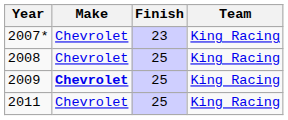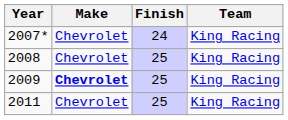(159, 38) 23 -> (159, 38) 24
